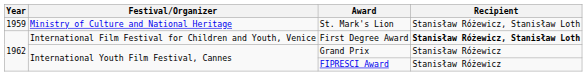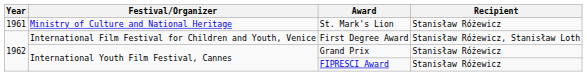(16, 24) 1959 -> (16, 24) 1961
(496, 24) Stanisław Różewicz, Stanisław Loth -> (457, 24) Stanisław Różewicz
(496, 38) bold -> (496, 38) normal
